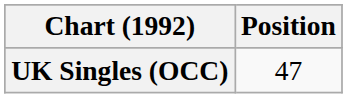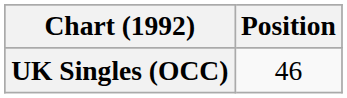(288, 69) 47 -> (288, 69) 46
